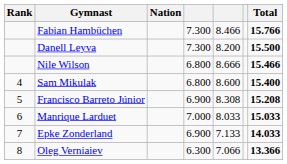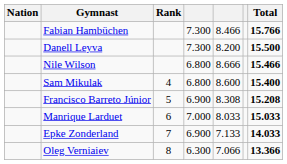columns swapped: (20, 13) <-> (166, 13)
